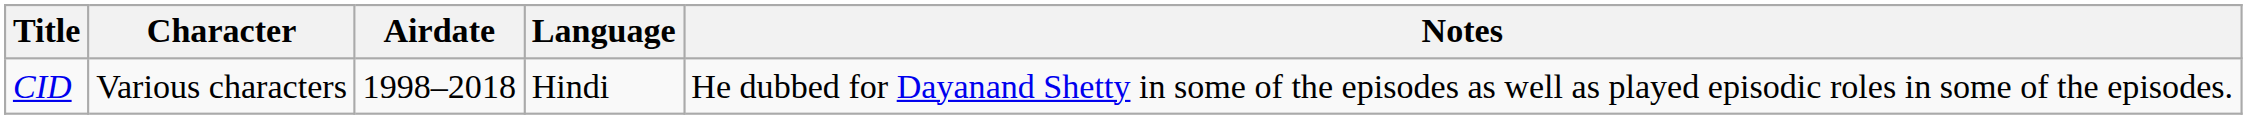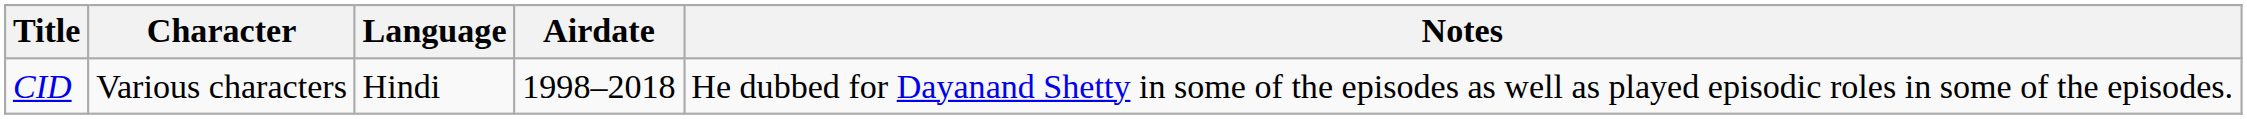columns swapped: (604, 31) <-> (439, 31)
